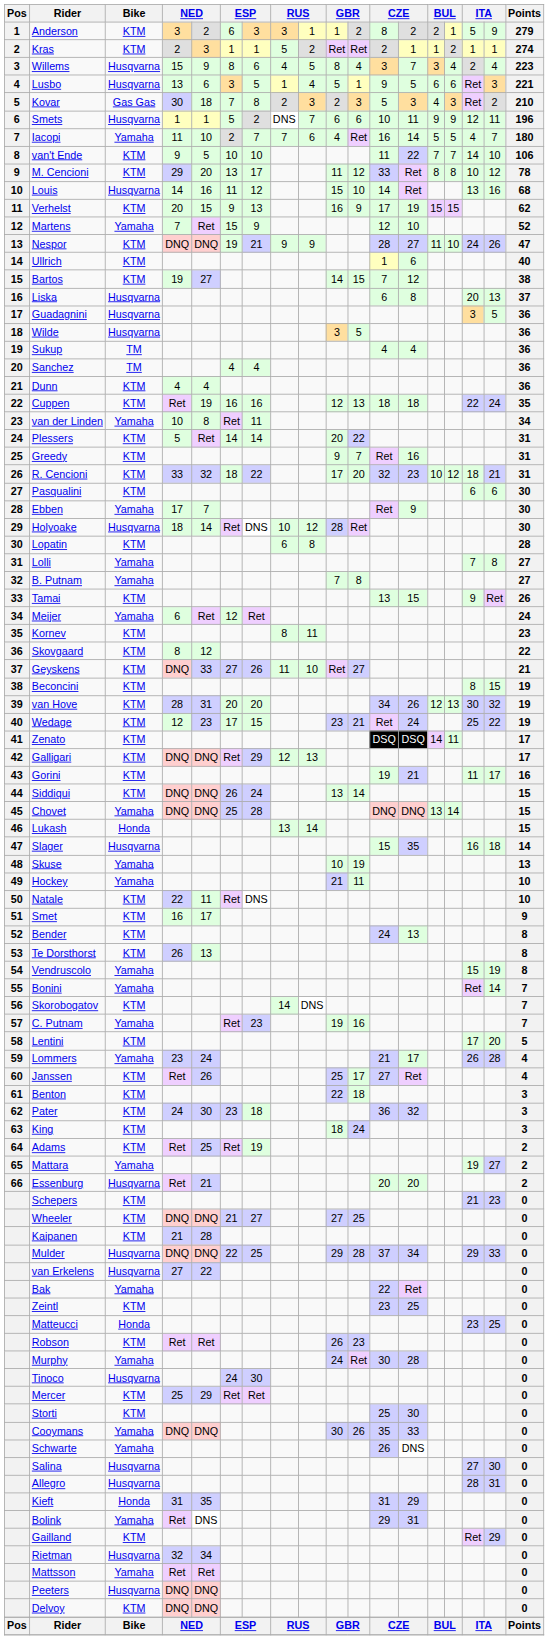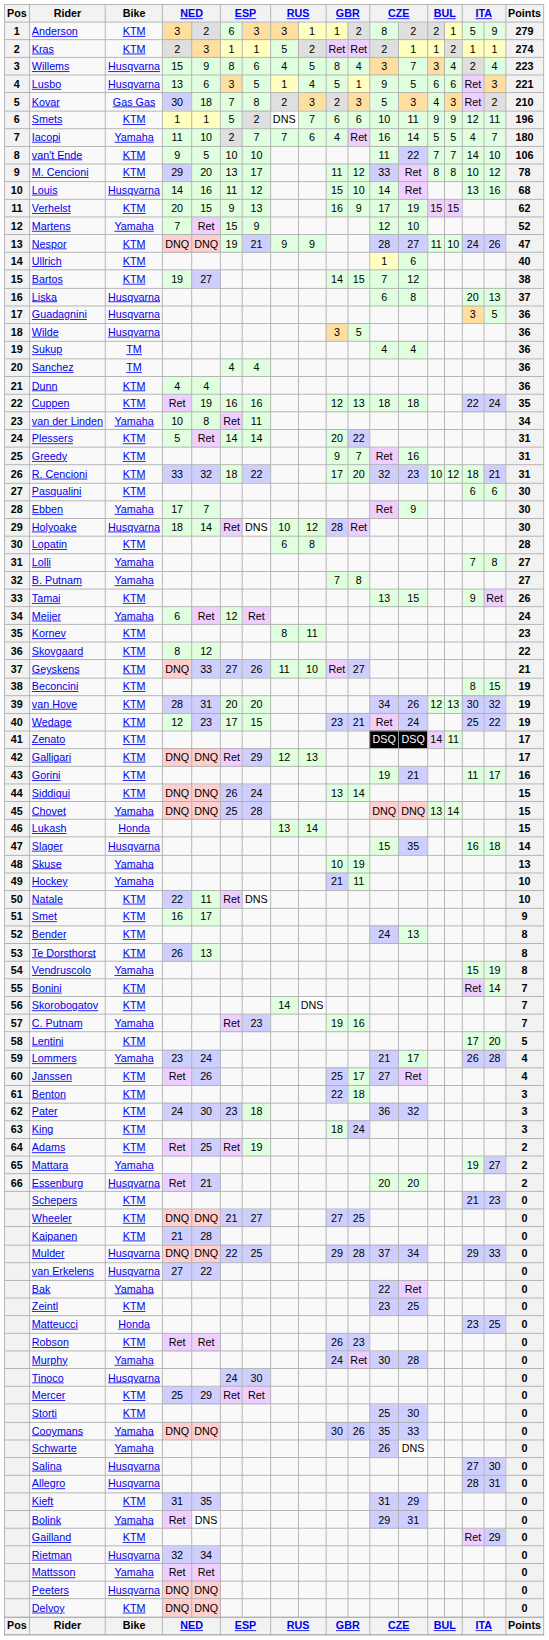(134, 119) Husqvarna -> (134, 119) KTM
(134, 988) Yamaha -> (134, 988) KTM
(134, 1501) Honda -> (134, 1501) KTM
